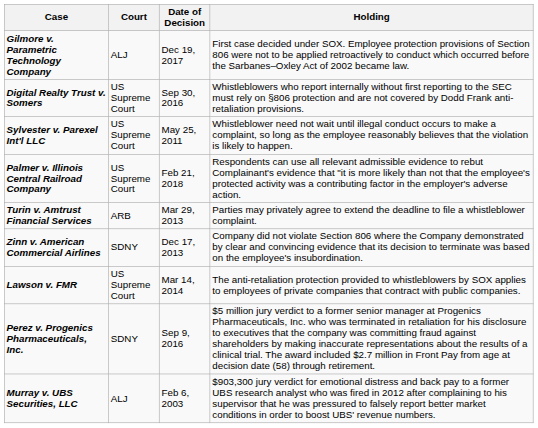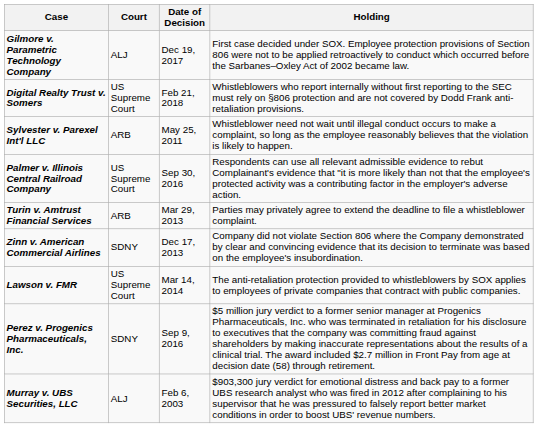(178, 98) Sep 30, 2016 -> (178, 98) Feb 21, 2018
(131, 135) US Supreme Court -> (121, 135) ARB
(178, 178) Feb 21, 2018 -> (178, 178) Sep 30, 2016
